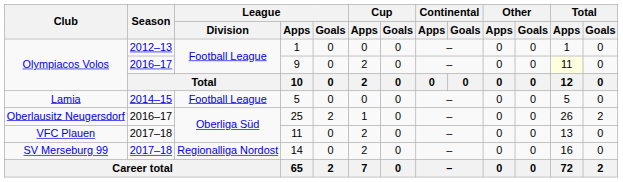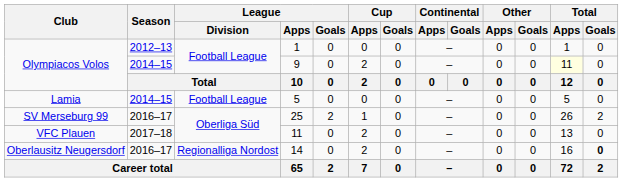(151, 64) 2016–17 -> (151, 64) 2014–15
(66, 116) Oberlausitz Neugersdorf -> (66, 116) SV Merseburg 99
(66, 151) SV Merseburg 99 -> (66, 151) Oberlausitz Neugersdorf
(151, 151) 2017–18 -> (151, 151) 2016–17
(600, 151) normal -> (600, 151) bold
